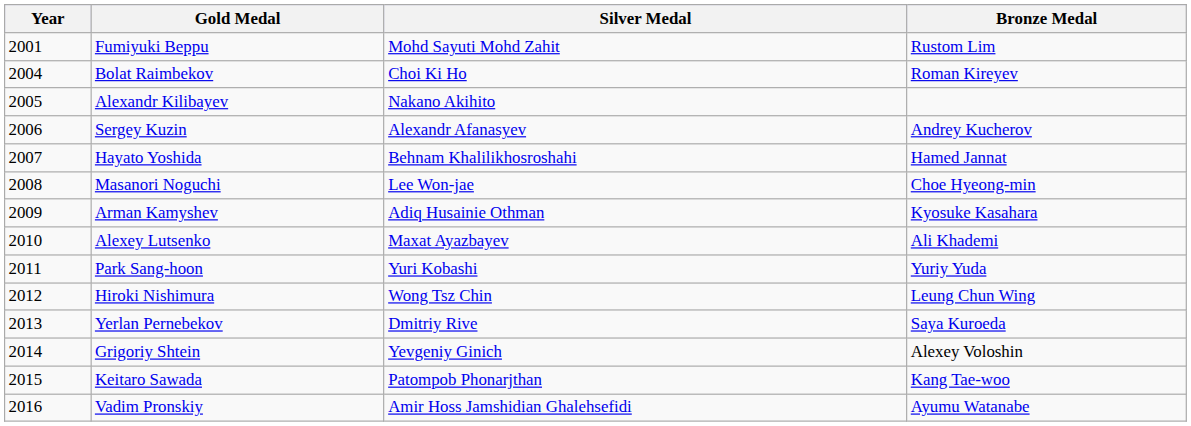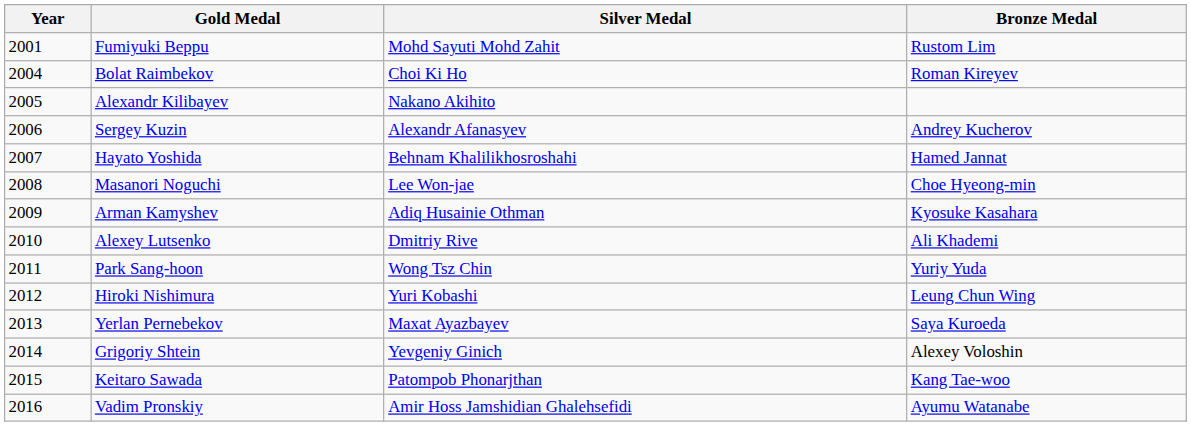(448, 241) Maxat Ayazbayev -> (433, 241) Dmitriy Rive
(433, 268) Yuri Kobashi -> (440, 268) Wong Tsz Chin
(440, 296) Wong Tsz Chin -> (433, 296) Yuri Kobashi
(433, 324) Dmitriy Rive -> (448, 324) Maxat Ayazbayev
